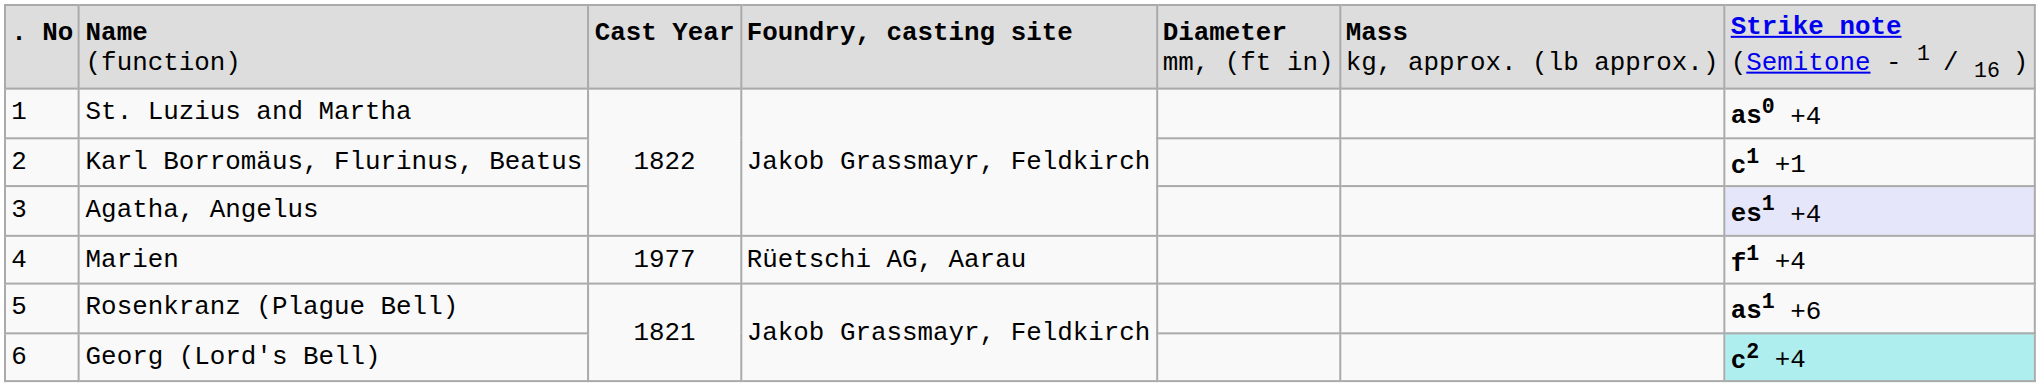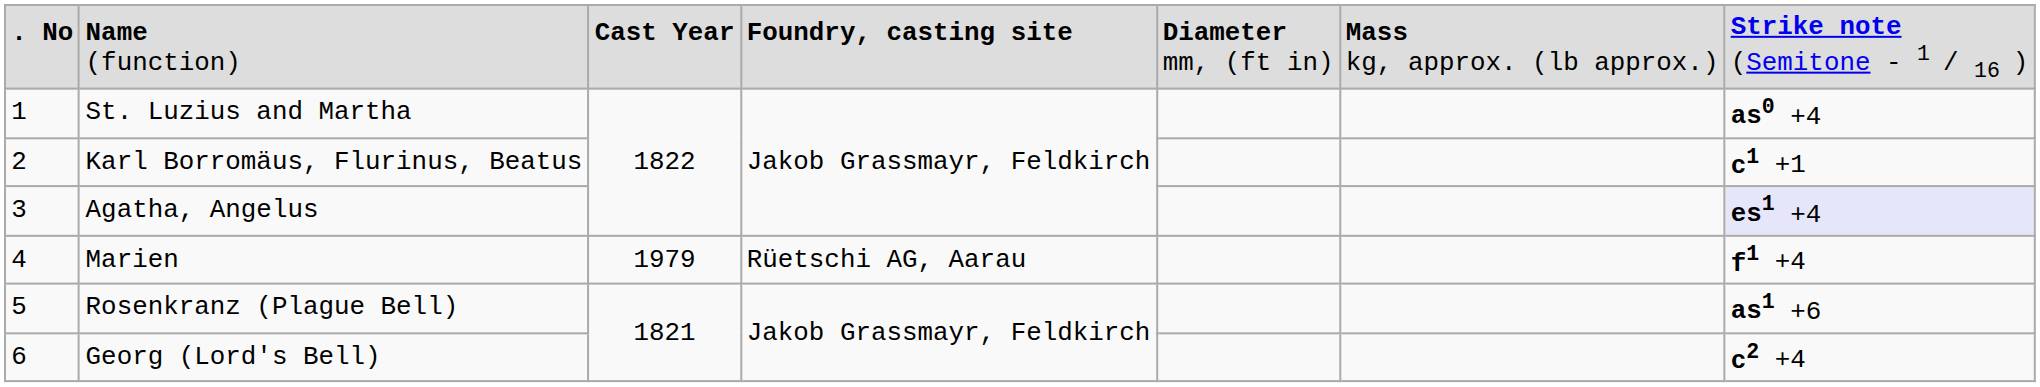(665, 260) 1977 -> (665, 260) 1979
(1768, 357) paleturquoise background -> (1768, 357) no background
